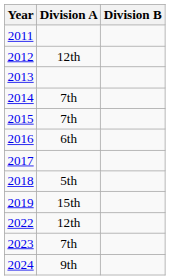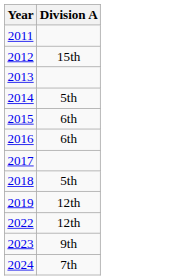- column: (133, 14)
(69, 56) 12th -> (69, 56) 15th
(69, 98) 7th -> (69, 98) 5th
(69, 118) 7th -> (69, 118) 6th
(69, 202) 15th -> (69, 202) 12th
(69, 243) 7th -> (69, 243) 9th
(69, 264) 9th -> (69, 264) 7th
